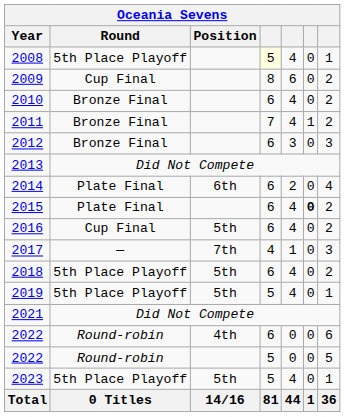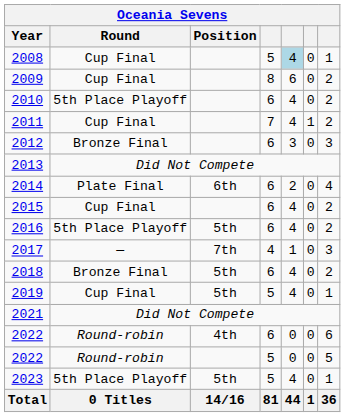(120, 58) 5th Place Playoff -> (120, 58) Cup Final
(271, 58) lightyellow background -> (271, 58) no background
(293, 58) no background -> (293, 58) lightblue background
(120, 101) Bronze Final -> (120, 101) 5th Place Playoff
(120, 122) Bronze Final -> (120, 122) Cup Final
(120, 208) Plate Final -> (120, 208) Cup Final
(311, 208) bold -> (311, 208) normal
(120, 229) Cup Final -> (120, 229) 5th Place Playoff
(120, 272) 5th Place Playoff -> (120, 272) Bronze Final
(120, 293) 5th Place Playoff -> (120, 293) Cup Final
